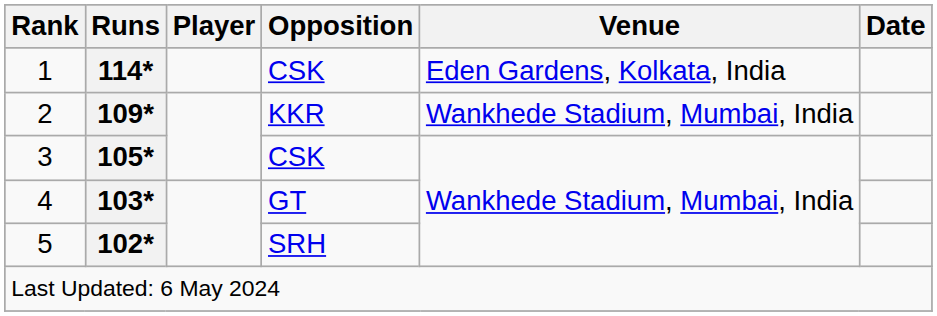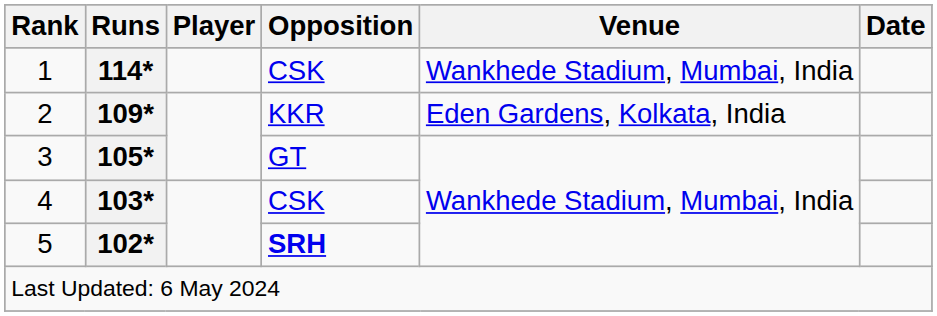(606, 69) Eden Gardens, Kolkata, India -> (640, 69) Wankhede Stadium, Mumbai, India
(640, 113) Wankhede Stadium, Mumbai, India -> (606, 113) Eden Gardens, Kolkata, India
(296, 157) CSK -> (287, 157) GT
(287, 200) GT -> (296, 200) CSK
(297, 244) normal -> (297, 244) bold
